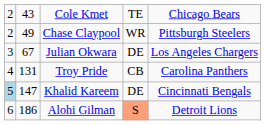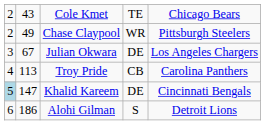(28, 71) 131 -> (28, 71) 113
(135, 110) lightsalmon background -> (135, 110) no background
